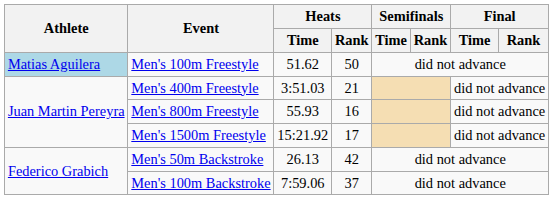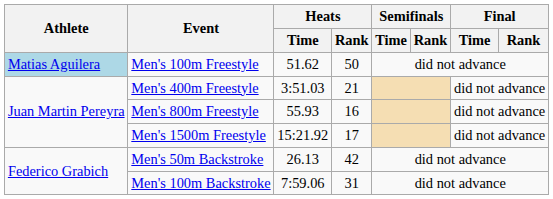(352, 183) 37 -> (352, 183) 31
